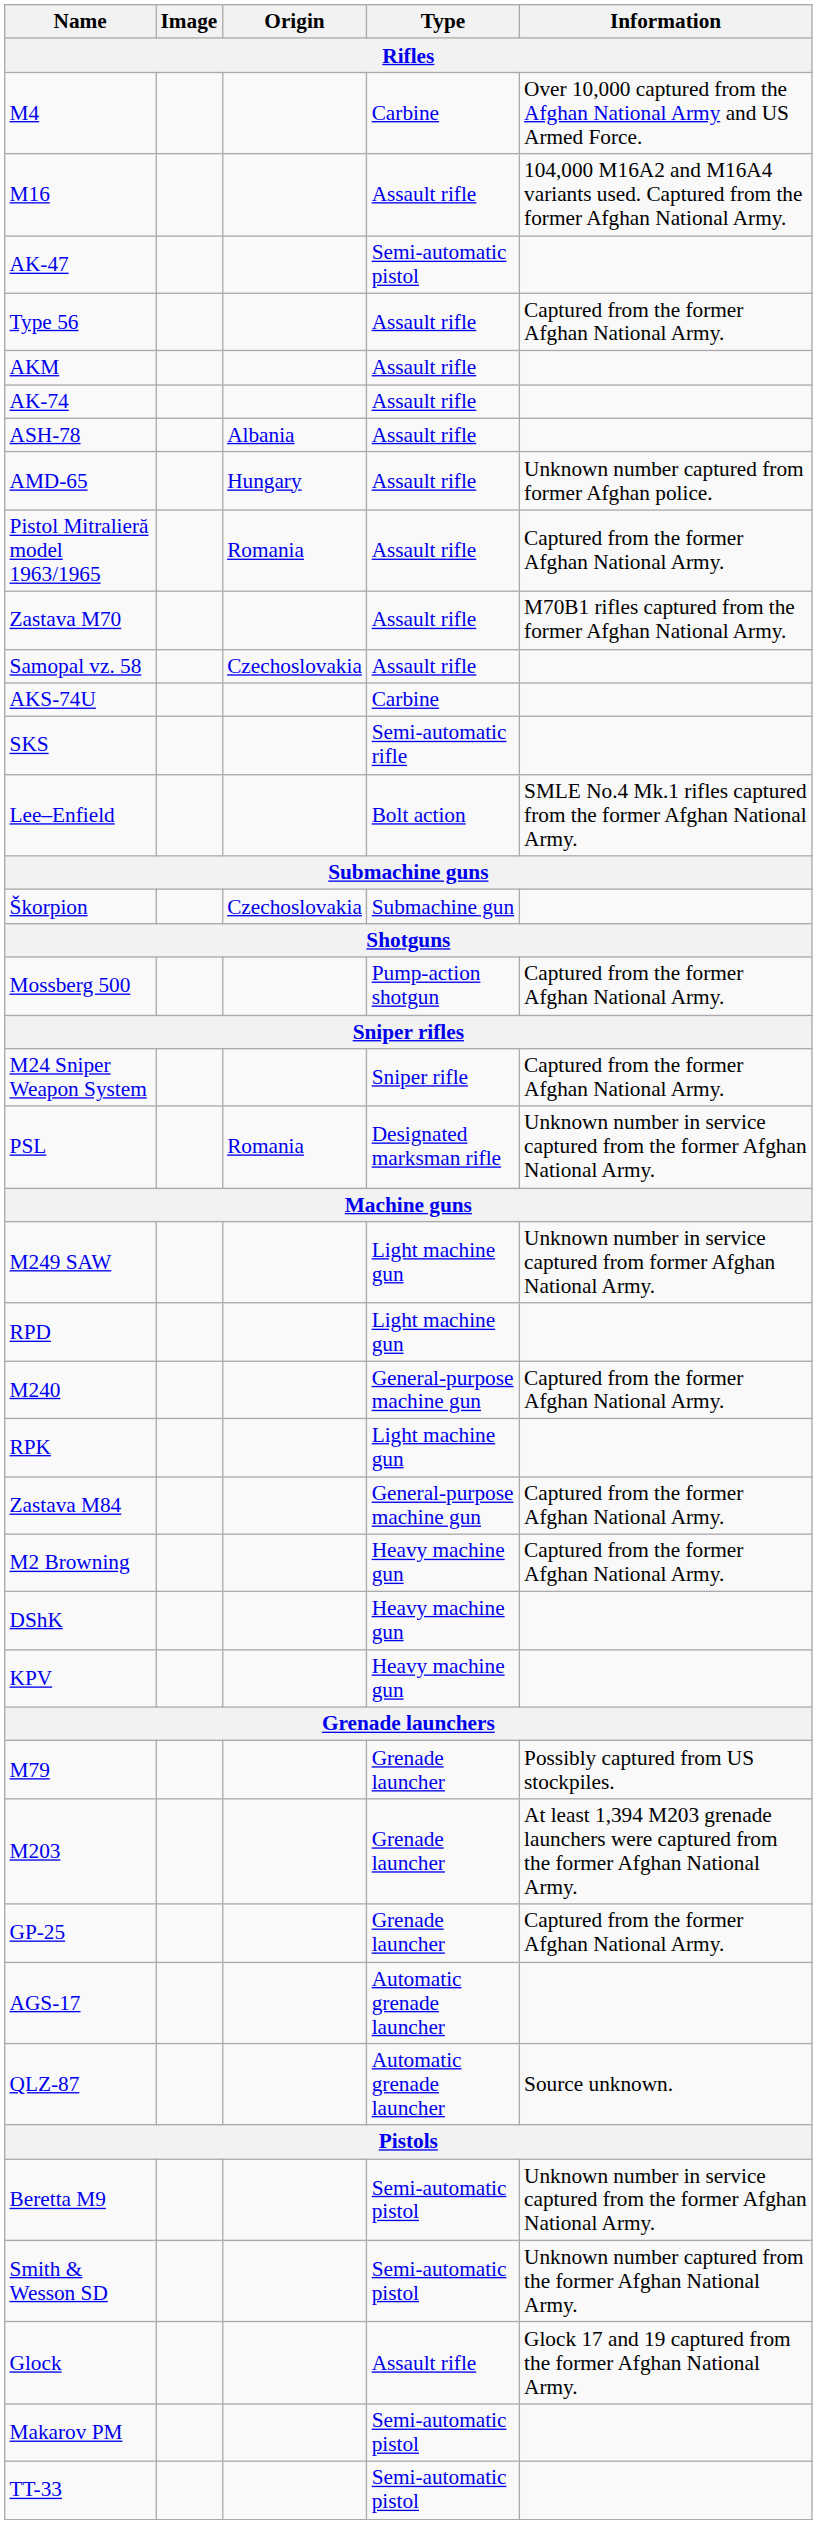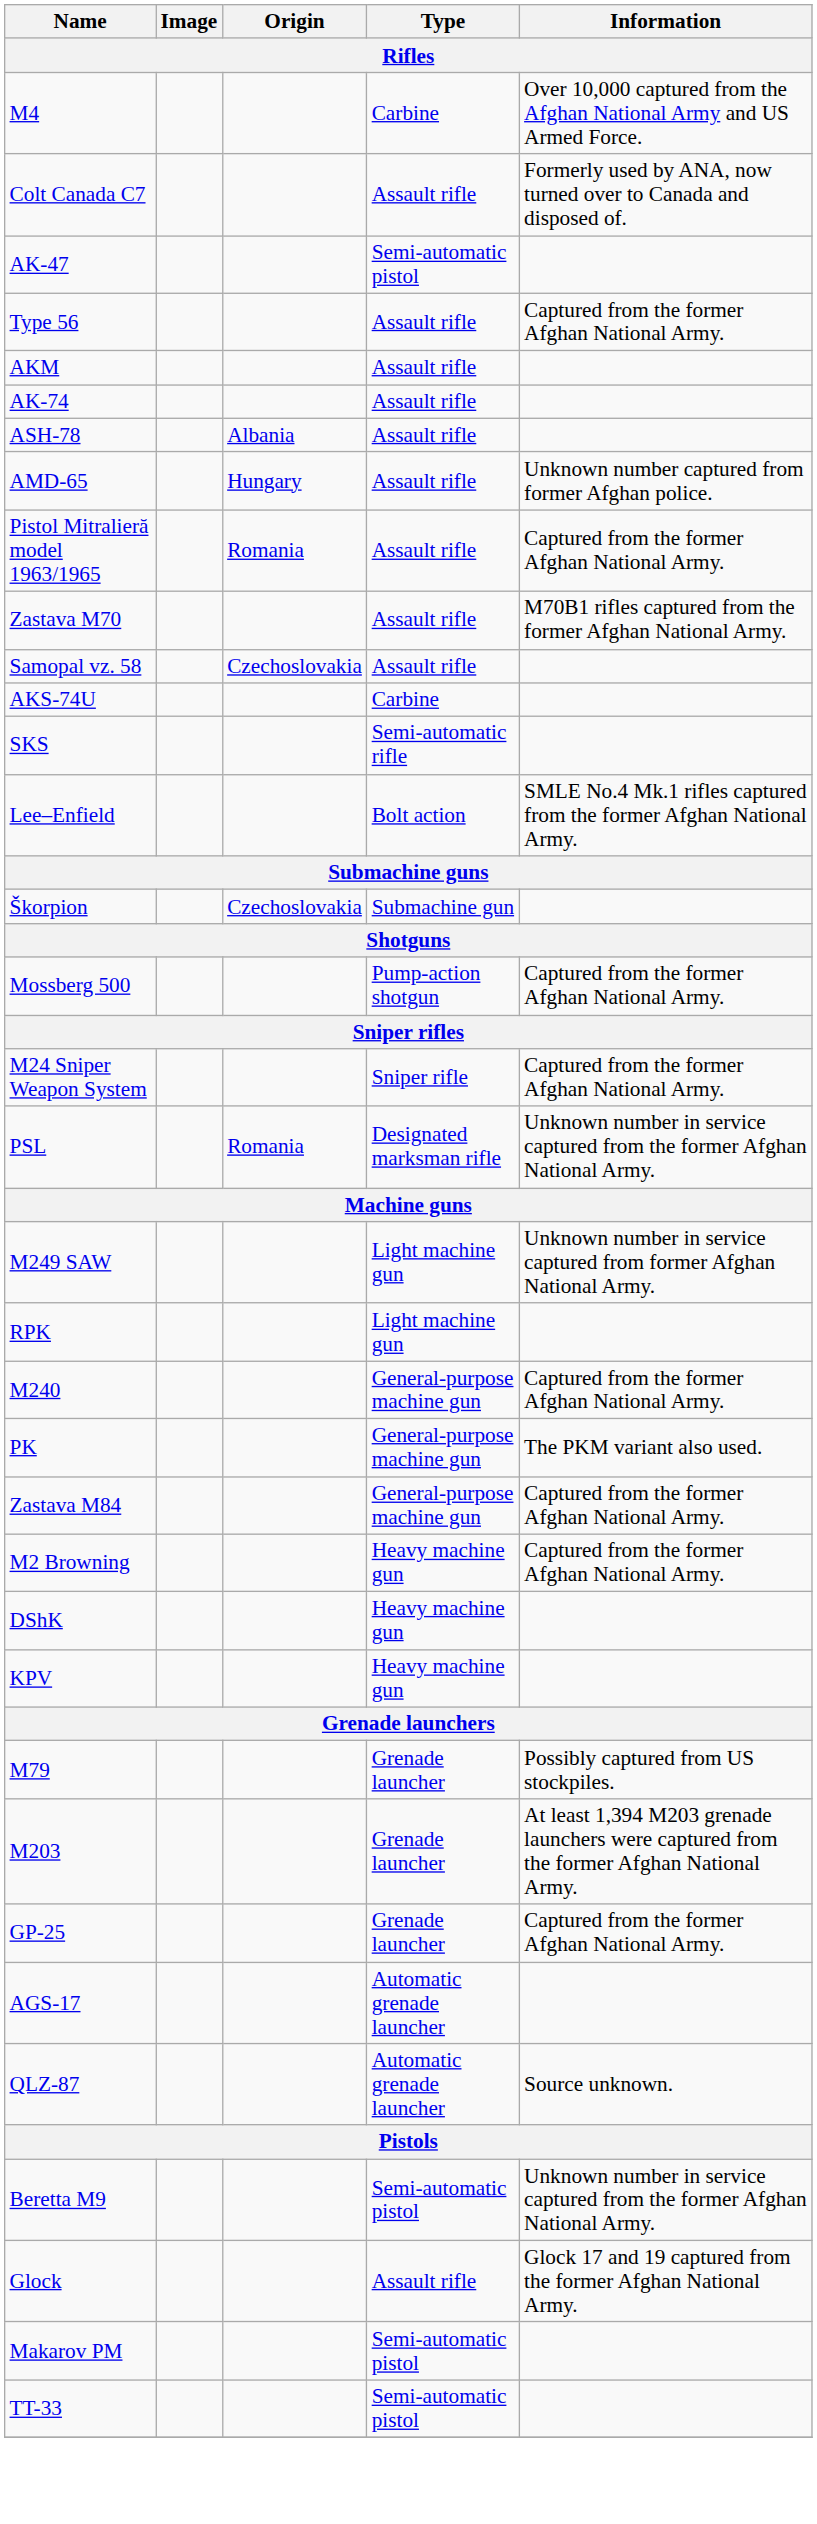- row: (30, 194)
+ row: (78, 194)
- row: (30, 1331)
rows swapped: (30, 1447) <-> (35, 1389)
+ row: (23, 1447)
- row: (59, 2281)
